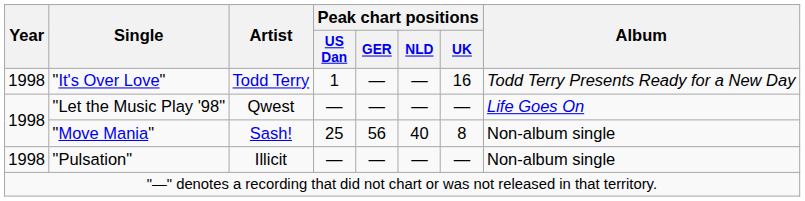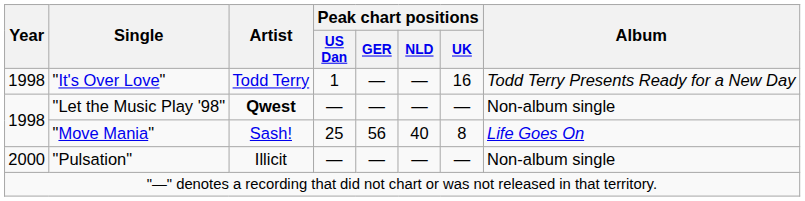(271, 107) normal -> (271, 107) bold
(536, 107) Life Goes On -> (551, 107) Non-album single
(551, 133) Non-album single -> (536, 133) Life Goes On
(27, 159) 1998 -> (27, 159) 2000
